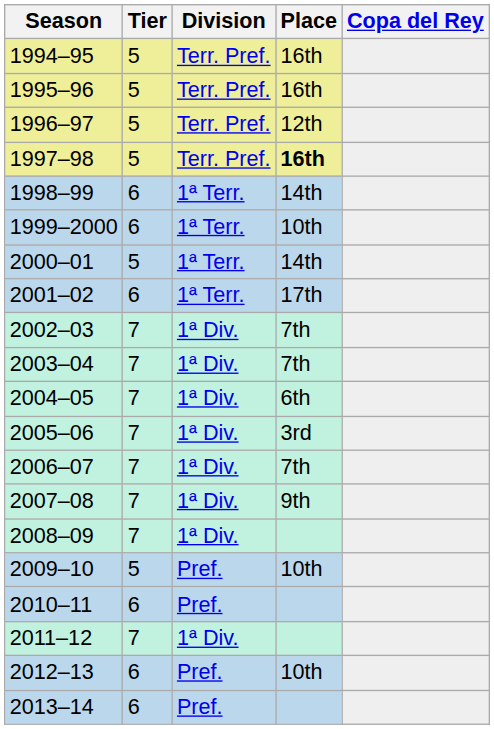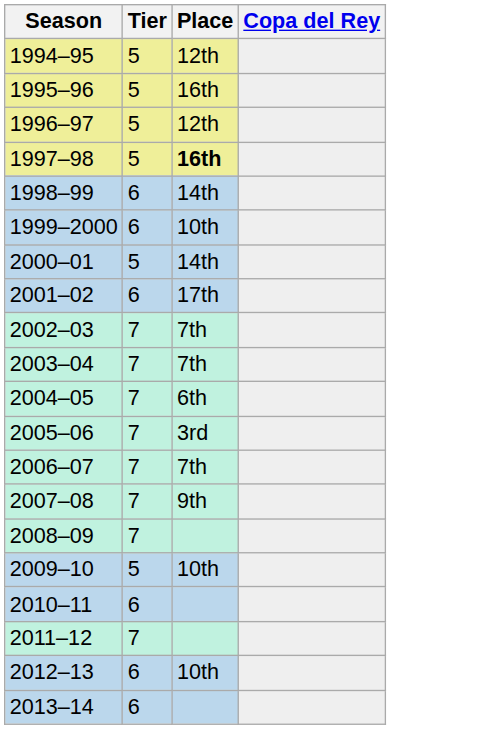- column: (224, 21)
(302, 55) 16th -> (198, 55) 12th
